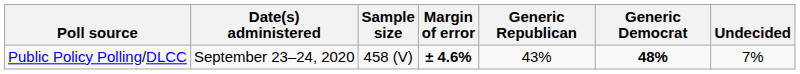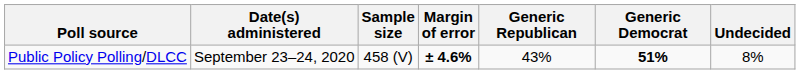(653, 57) 48% -> (653, 57) 51%
(753, 57) 7% -> (753, 57) 8%
